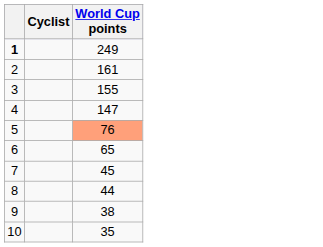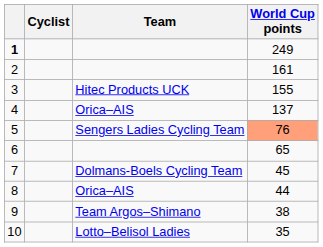+ column: (160, 21)
(108, 110) 147 -> (283, 110) 137
